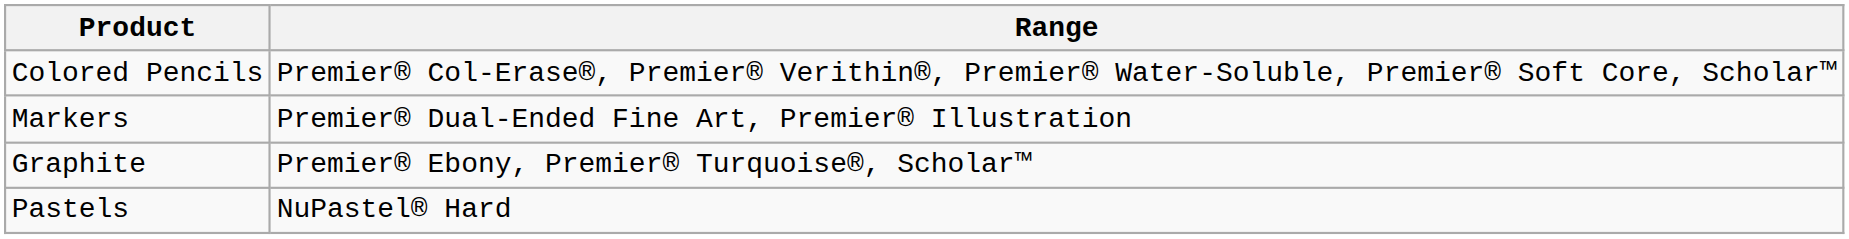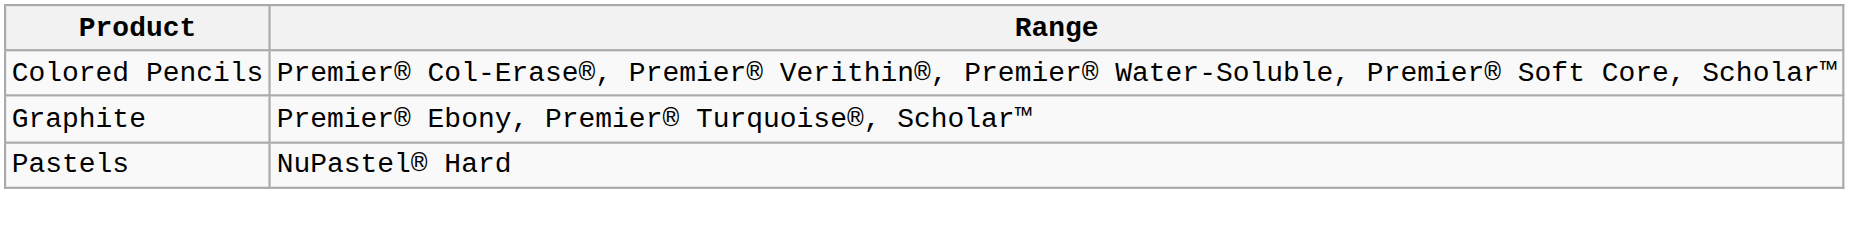- row: (70, 119)
